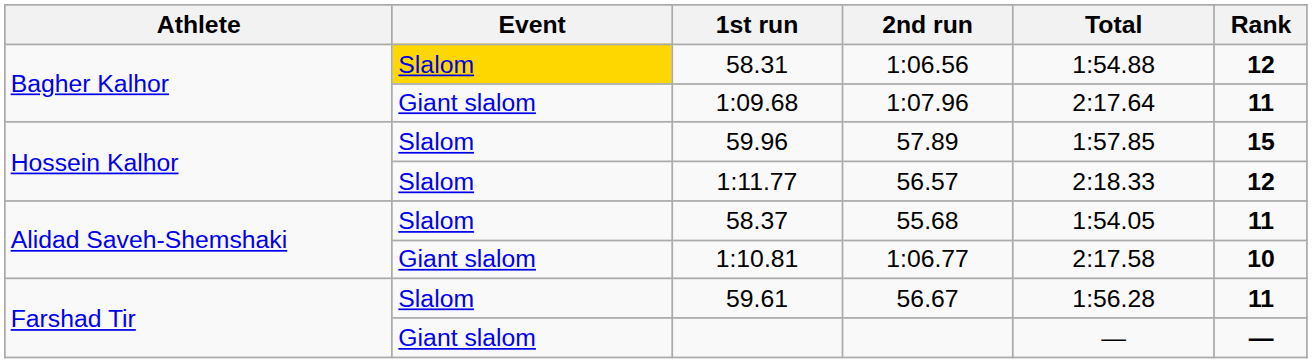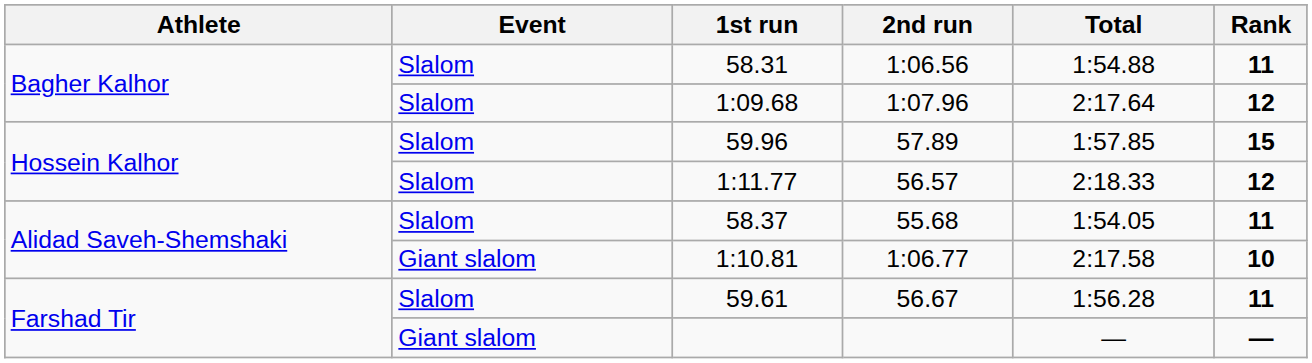(436, 64) gold background -> (436, 64) no background
(1261, 64) 12 -> (1261, 64) 11
(467, 103) Giant slalom -> (436, 103) Slalom
(1261, 103) 11 -> (1261, 103) 12
